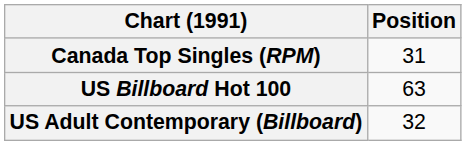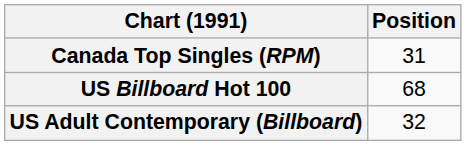(414, 88) 63 -> (414, 88) 68
